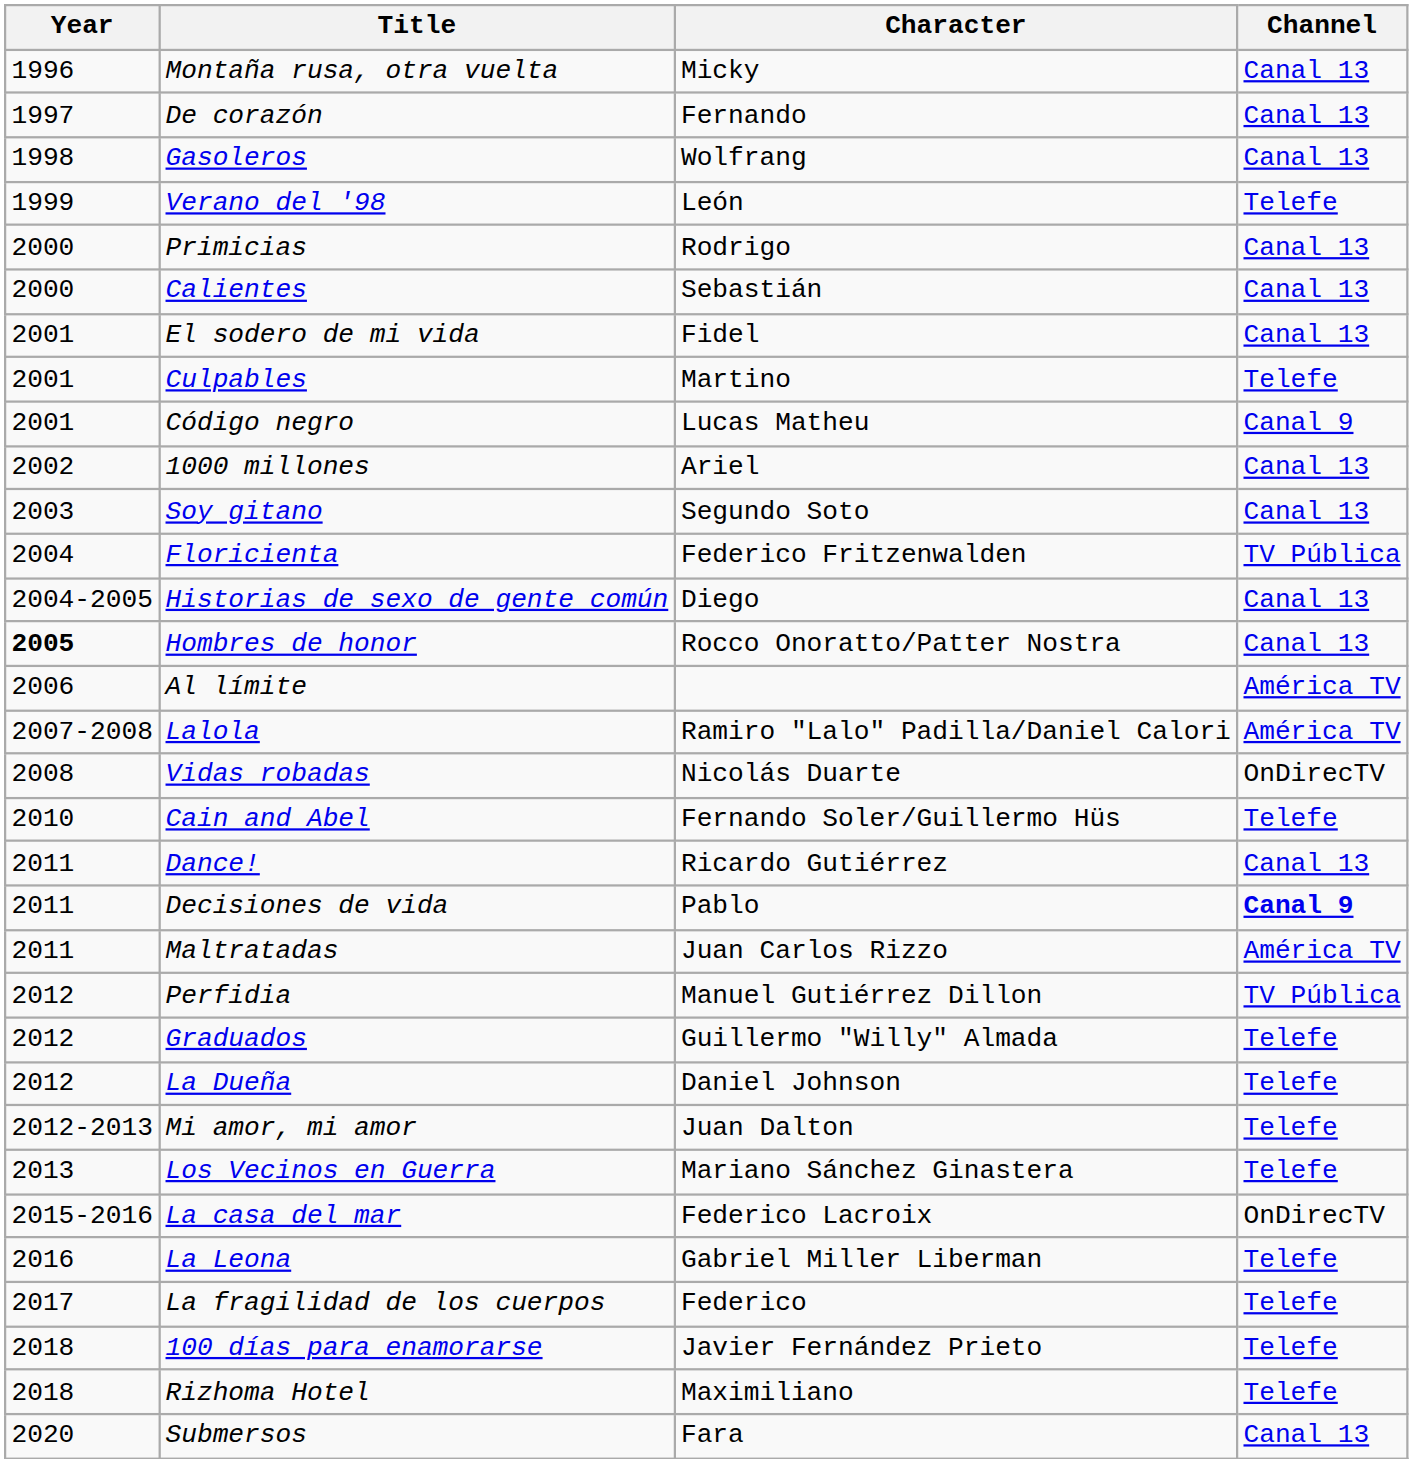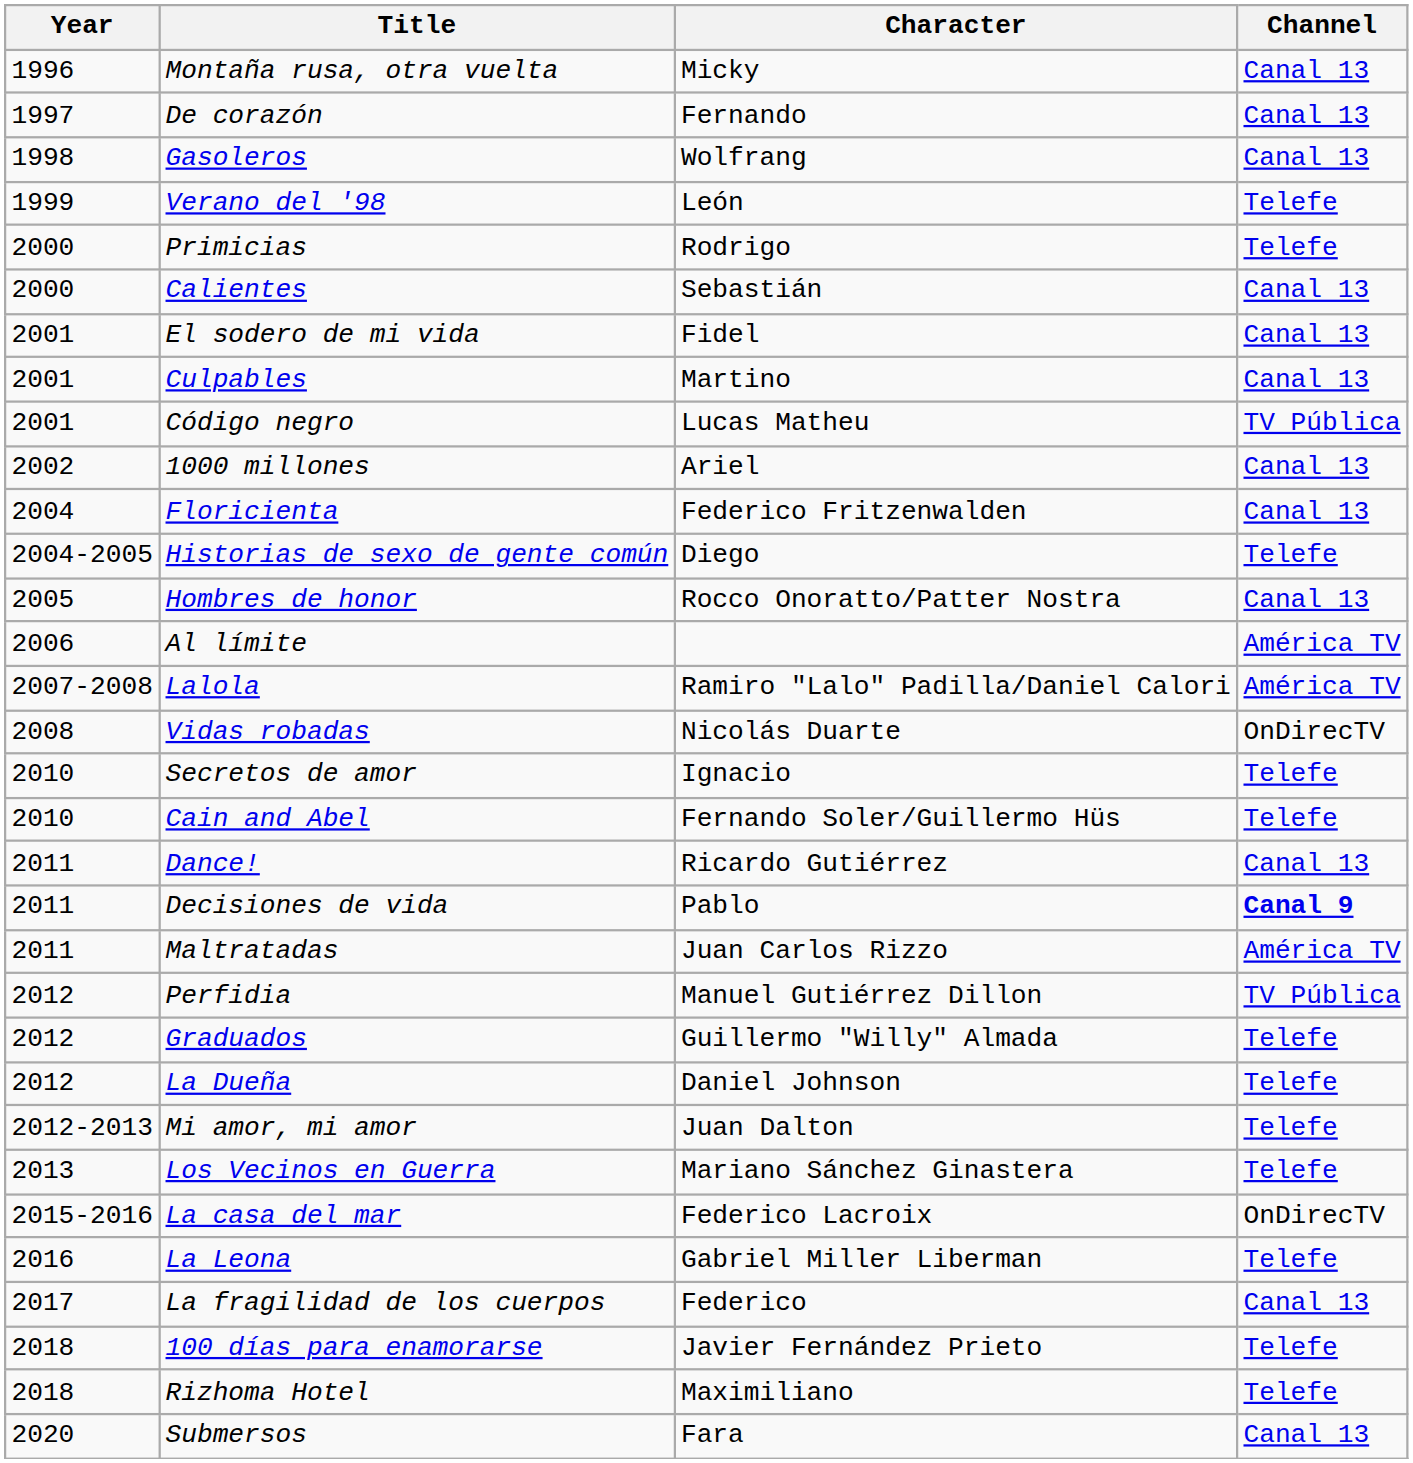(1306, 247) Canal 13 -> (1291, 247) Telefe
(1291, 379) Telefe -> (1306, 379) Canal 13
(1298, 423) Canal 9 -> (1322, 423) TV Pública
- row: (244, 511)
(1322, 555) TV Pública -> (1306, 511) Canal 13
(1306, 599) Canal 13 -> (1291, 555) Telefe
(43, 643) bold -> (43, 599) normal
+ row: (291, 775)
(1291, 1304) Telefe -> (1306, 1304) Canal 13
